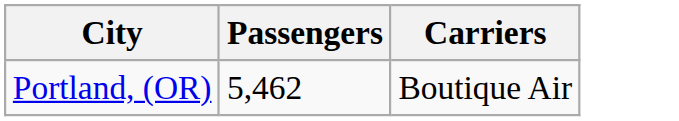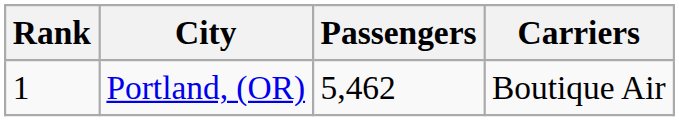+ column: (52, 32)
